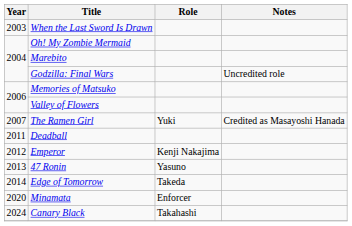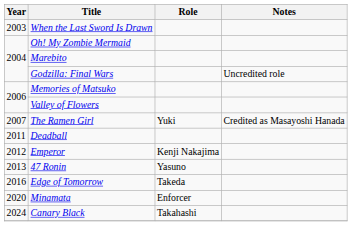(16, 182) 2014 -> (16, 182) 2016
